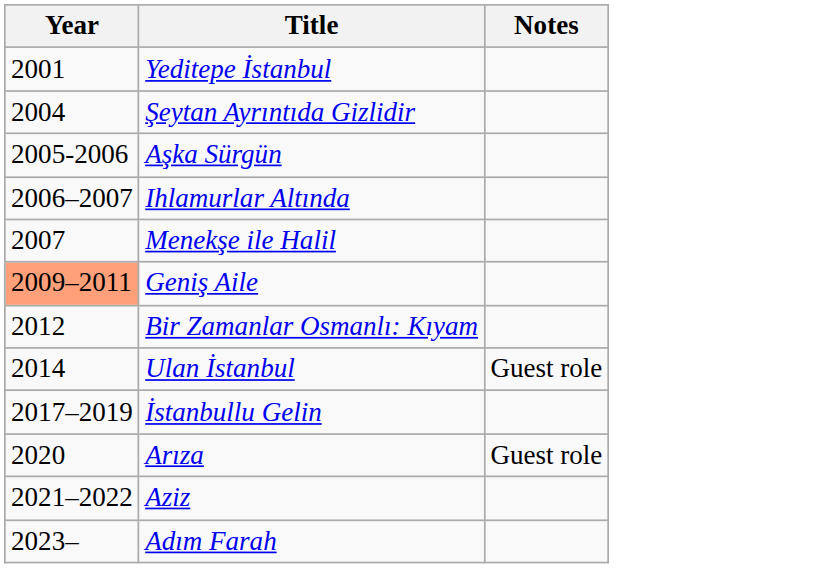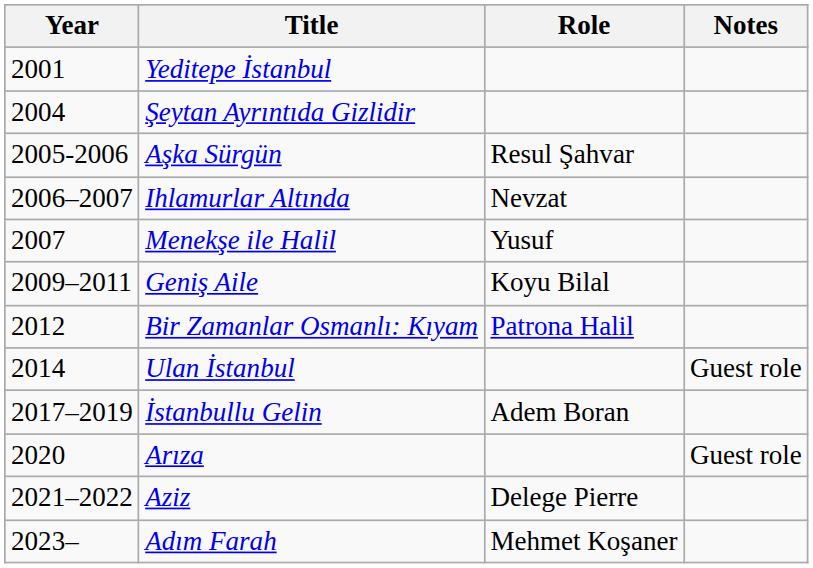+ column: (584, 25)
(71, 283) lightsalmon background -> (71, 283) no background
